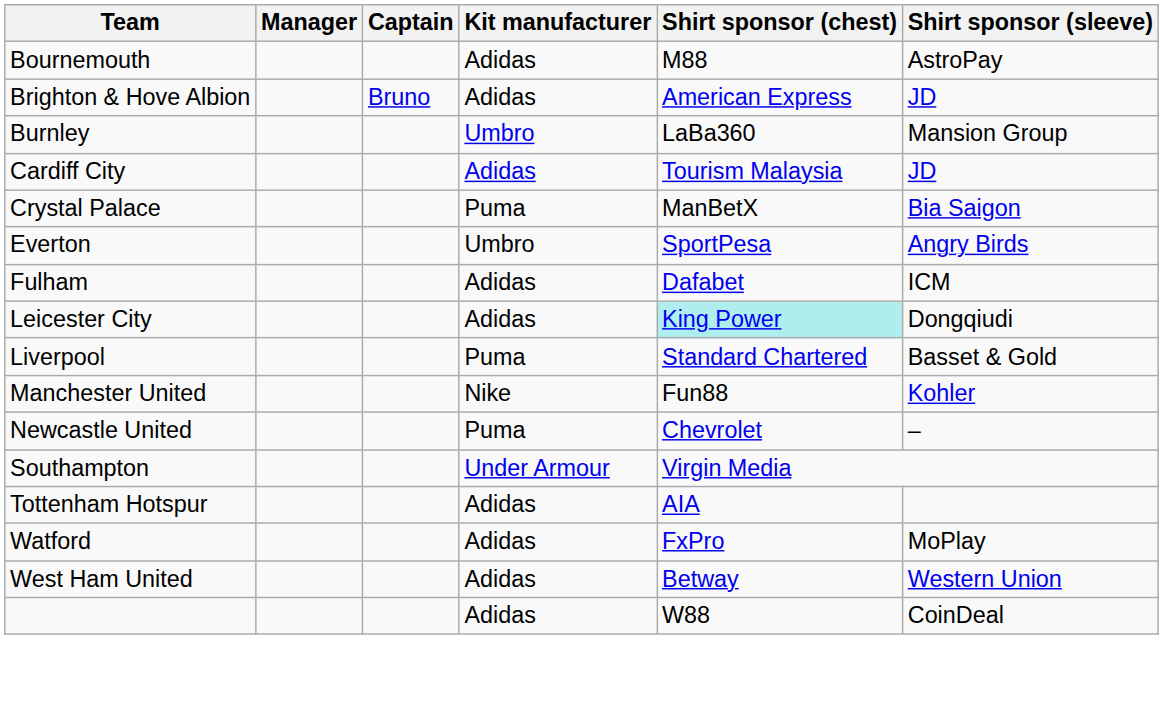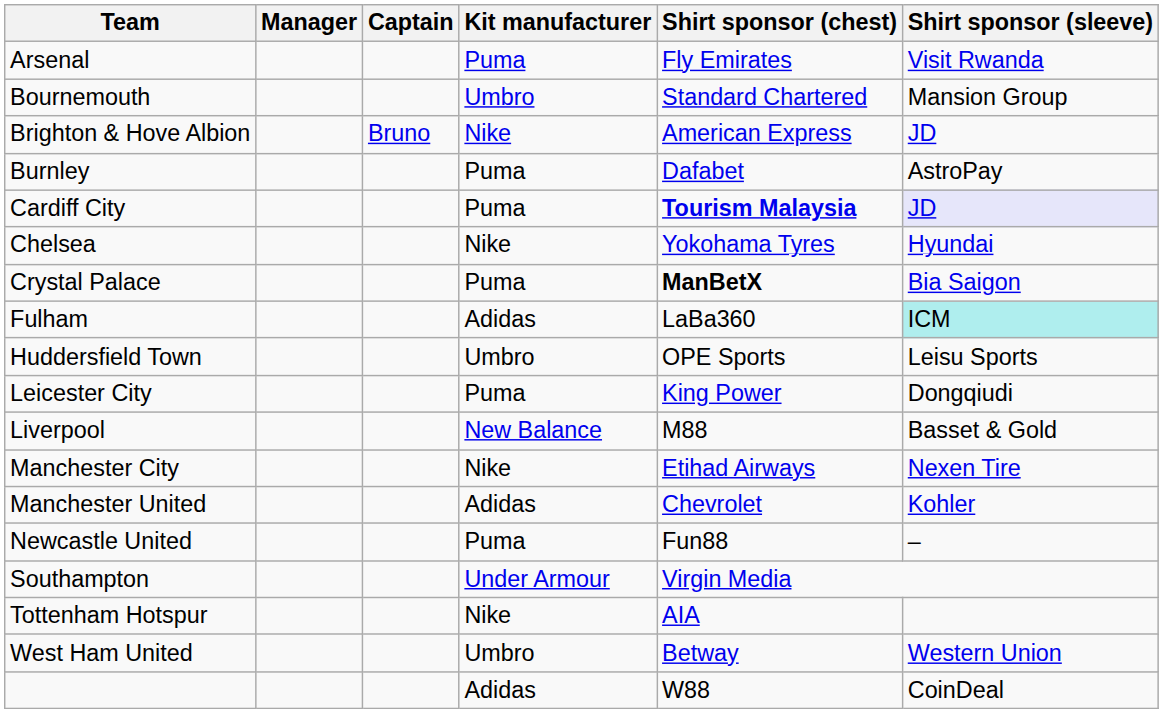+ row: (50, 60)
(500, 60) Adidas -> (499, 97) Umbro
(685, 60) M88 -> (765, 97) Standard Chartered
(955, 60) AstroPay -> (988, 97) Mansion Group
(500, 97) Adidas -> (488, 134) Nike
(499, 134) Umbro -> (495, 171) Puma
(709, 134) LaBa360 -> (703, 171) Dafabet
(988, 134) Mansion Group -> (955, 171) AstroPay
(500, 171) Adidas -> (495, 208) Puma
(752, 171) normal -> (759, 208) bold
(922, 171) no background -> (922, 208) lavender background
+ row: (53, 245)
(710, 208) normal -> (712, 282) bold
- row: (50, 245)
(703, 282) Dafabet -> (709, 319) LaBa360
(929, 282) no background -> (929, 319) paleturquoise background
+ row: (106, 356)
(500, 319) Adidas -> (495, 393) Puma
(722, 319) paleturquoise background -> (722, 393) no background
(495, 356) Puma -> (533, 430) New Balance
(765, 356) Standard Chartered -> (685, 430) M88
+ row: (94, 467)
(488, 393) Nike -> (500, 504) Adidas
(695, 393) Fun88 -> (712, 504) Chevrolet
(712, 430) Chevrolet -> (695, 541) Fun88
(500, 504) Adidas -> (488, 615) Nike
- row: (51, 541)
(500, 578) Adidas -> (499, 652) Umbro
